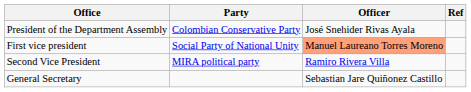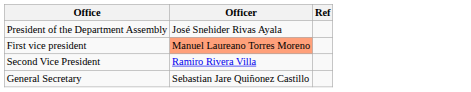- column: (236, 12)
